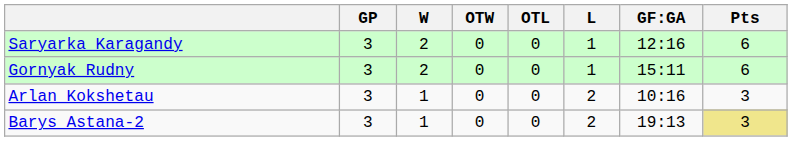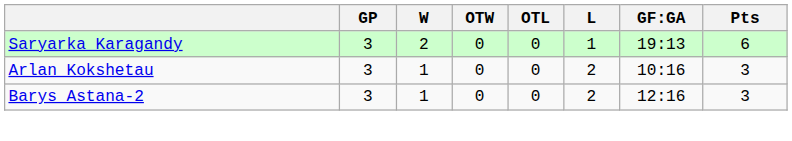(661, 44) 12:16 -> (661, 44) 19:13
- row: (71, 70)
(661, 123) 19:13 -> (661, 97) 12:16
(745, 123) khaki background -> (745, 97) no background
